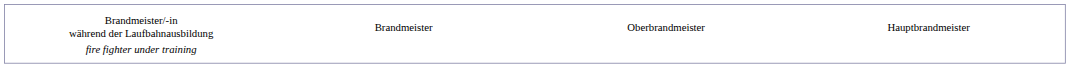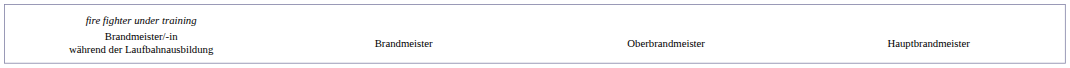rows swapped: (141, 27) <-> (141, 49)
